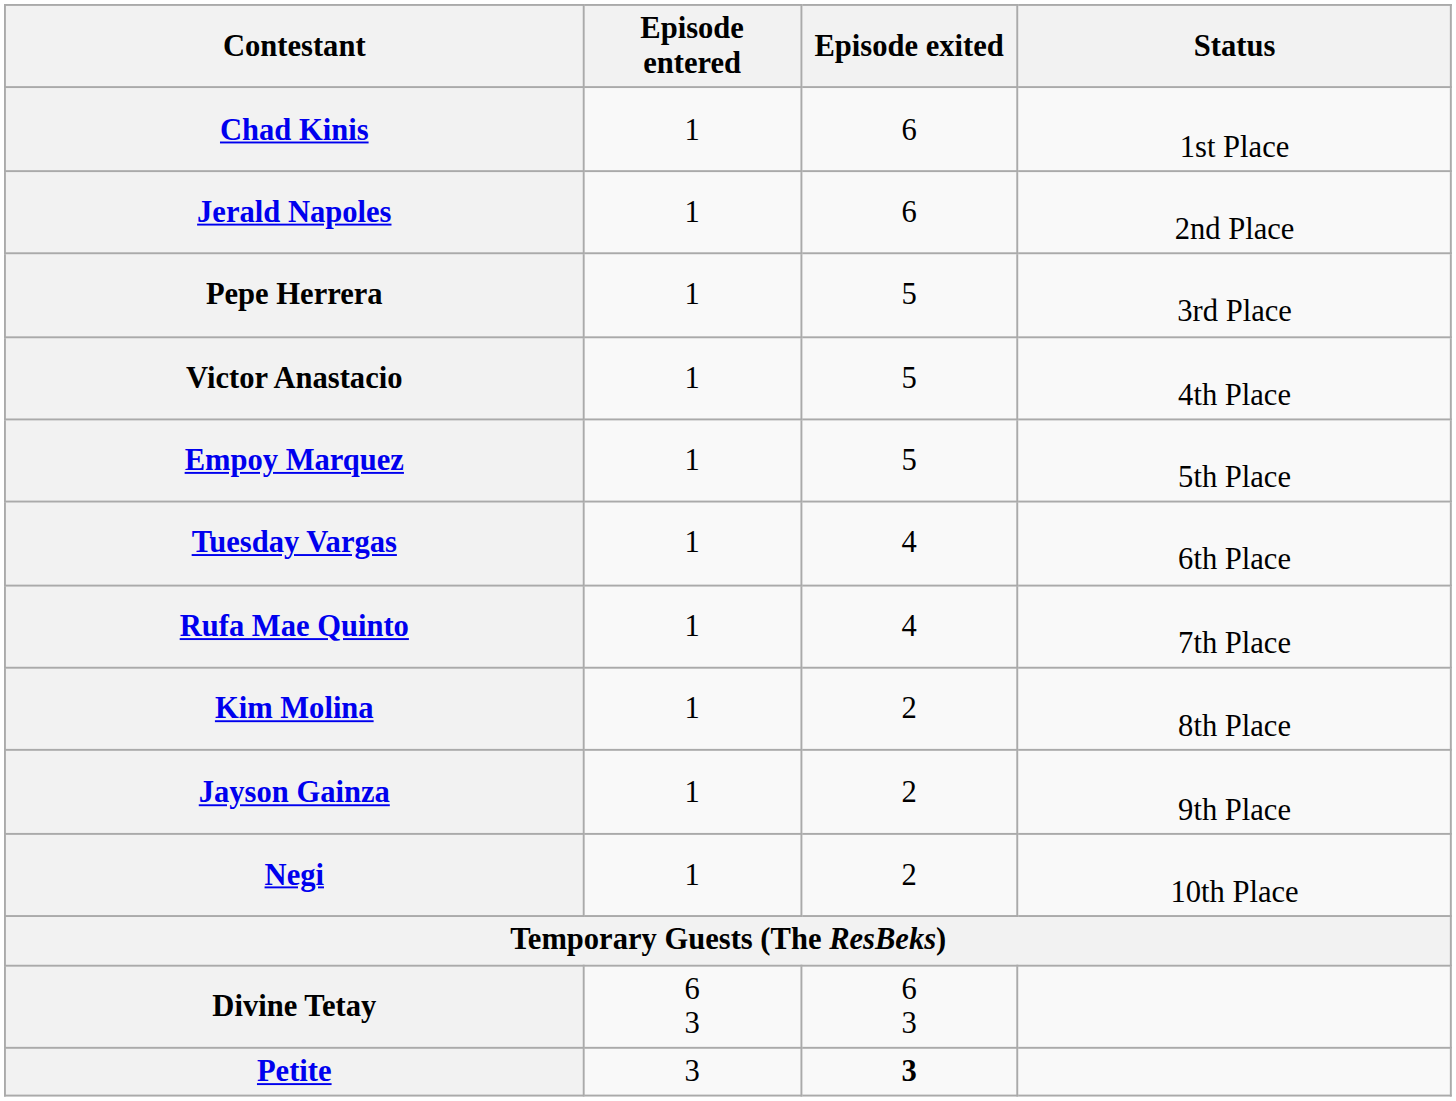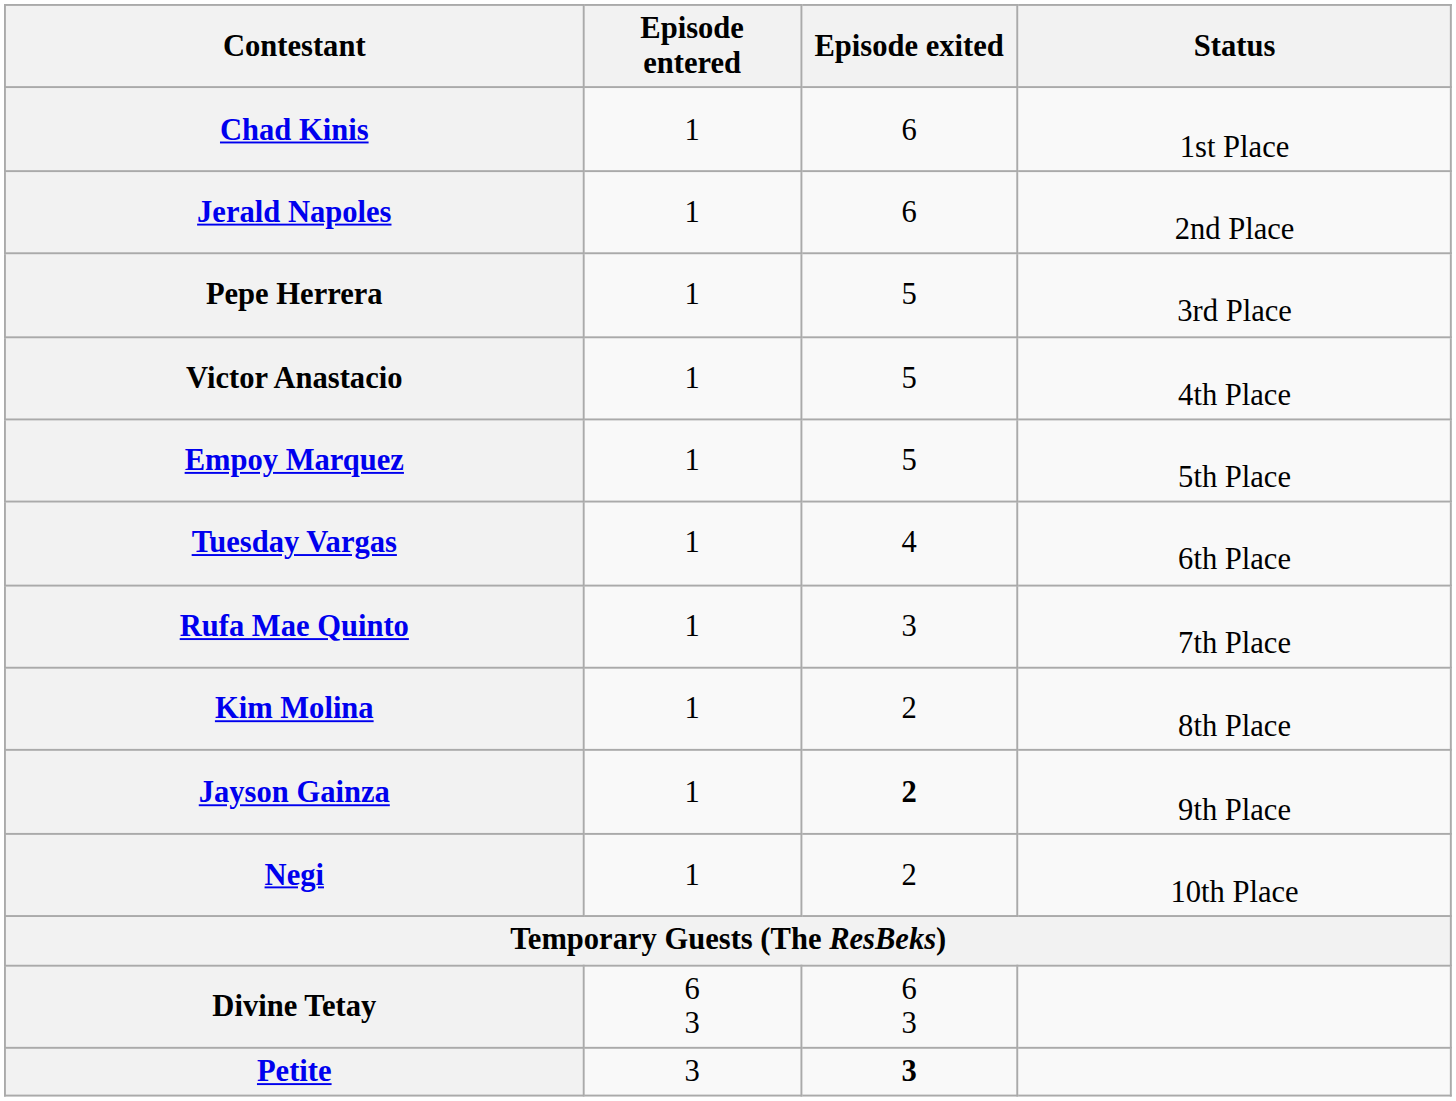(909, 625) 4 -> (909, 625) 3
(909, 791) normal -> (909, 791) bold
